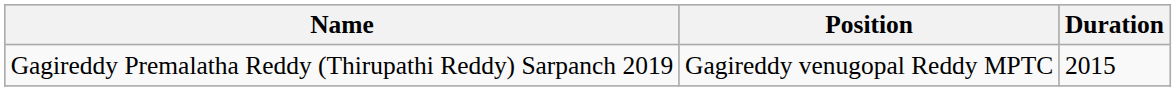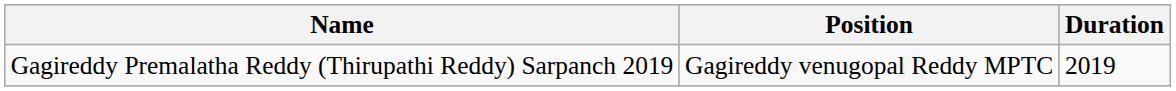(1090, 65) 2015 -> (1090, 65) 2019
